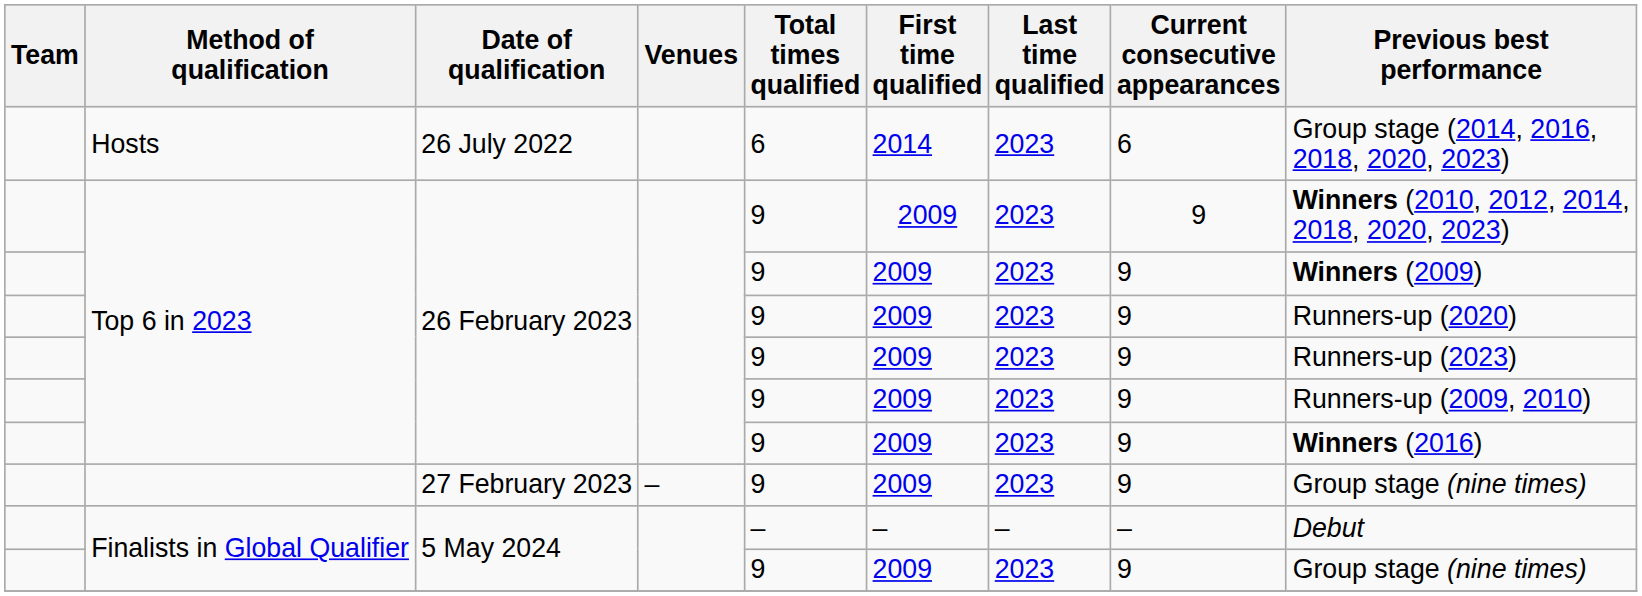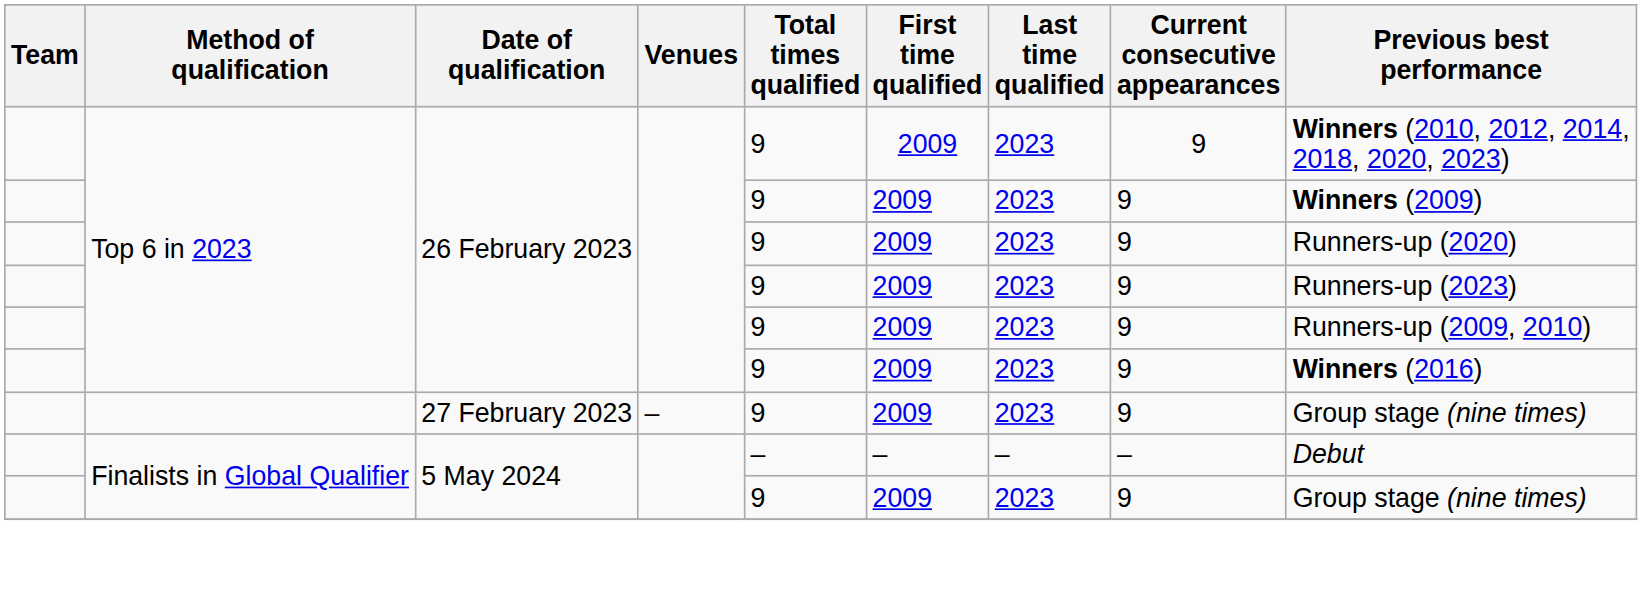- row: (125, 143)
